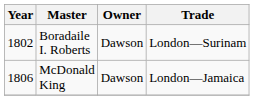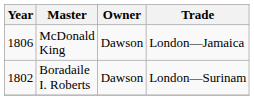rows swapped: (65, 42) <-> (67, 77)
